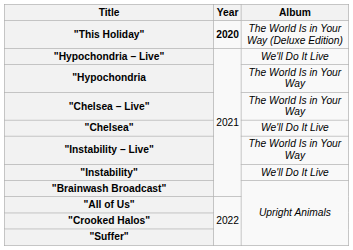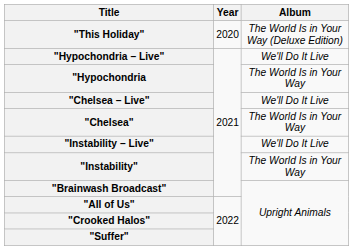(228, 34) bold -> (228, 34) normal
(295, 106) The World Is in Your Way -> (295, 100) We'll Do It Live
(295, 128) We'll Do It Live -> (295, 122) The World Is in Your Way
(295, 150) The World Is in Your Way -> (295, 144) We'll Do It Live
(295, 172) We'll Do It Live -> (295, 166) The World Is in Your Way
